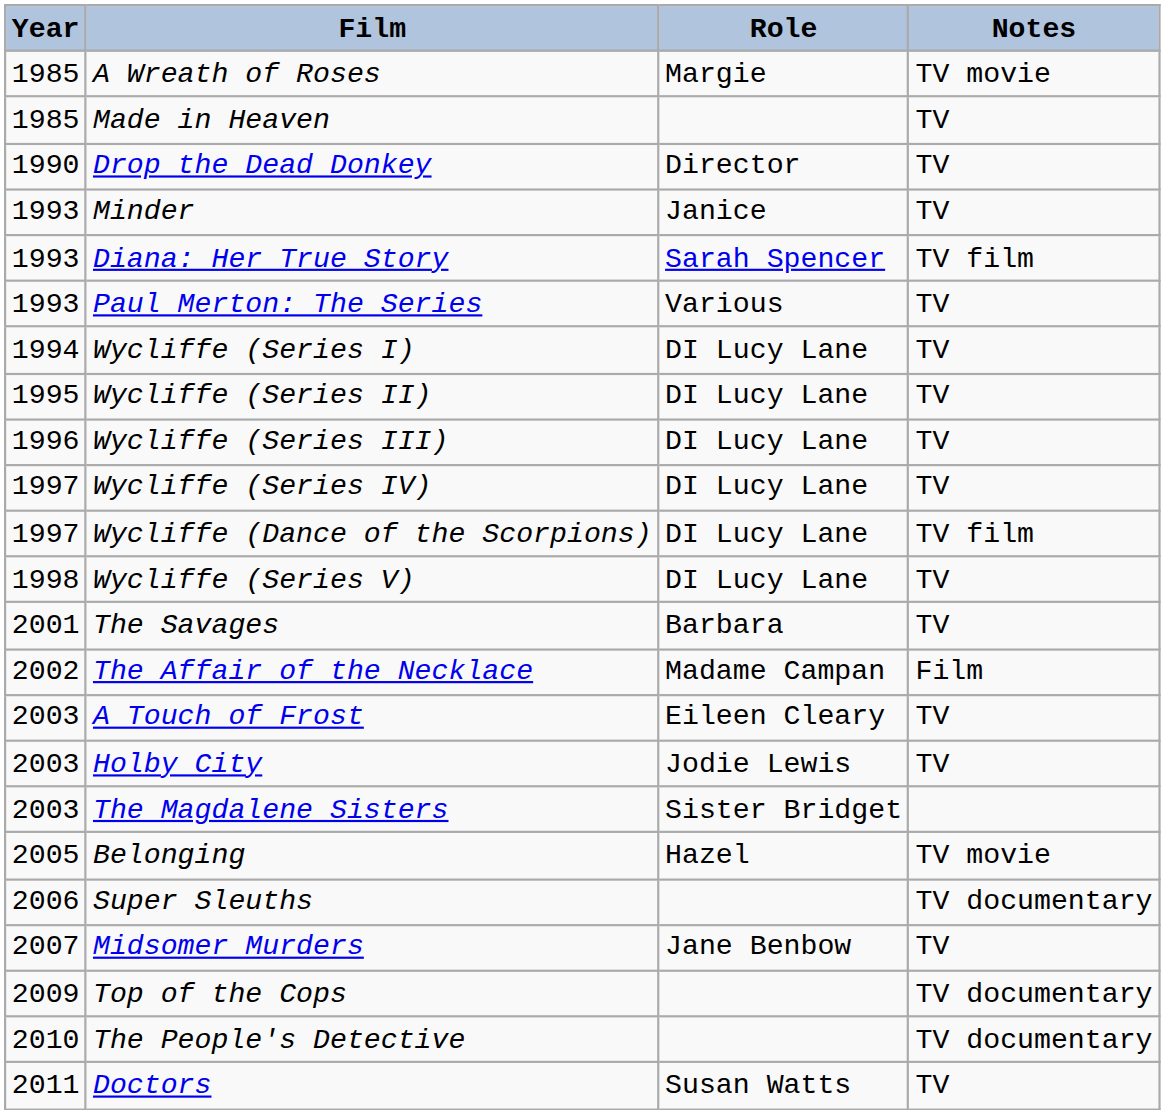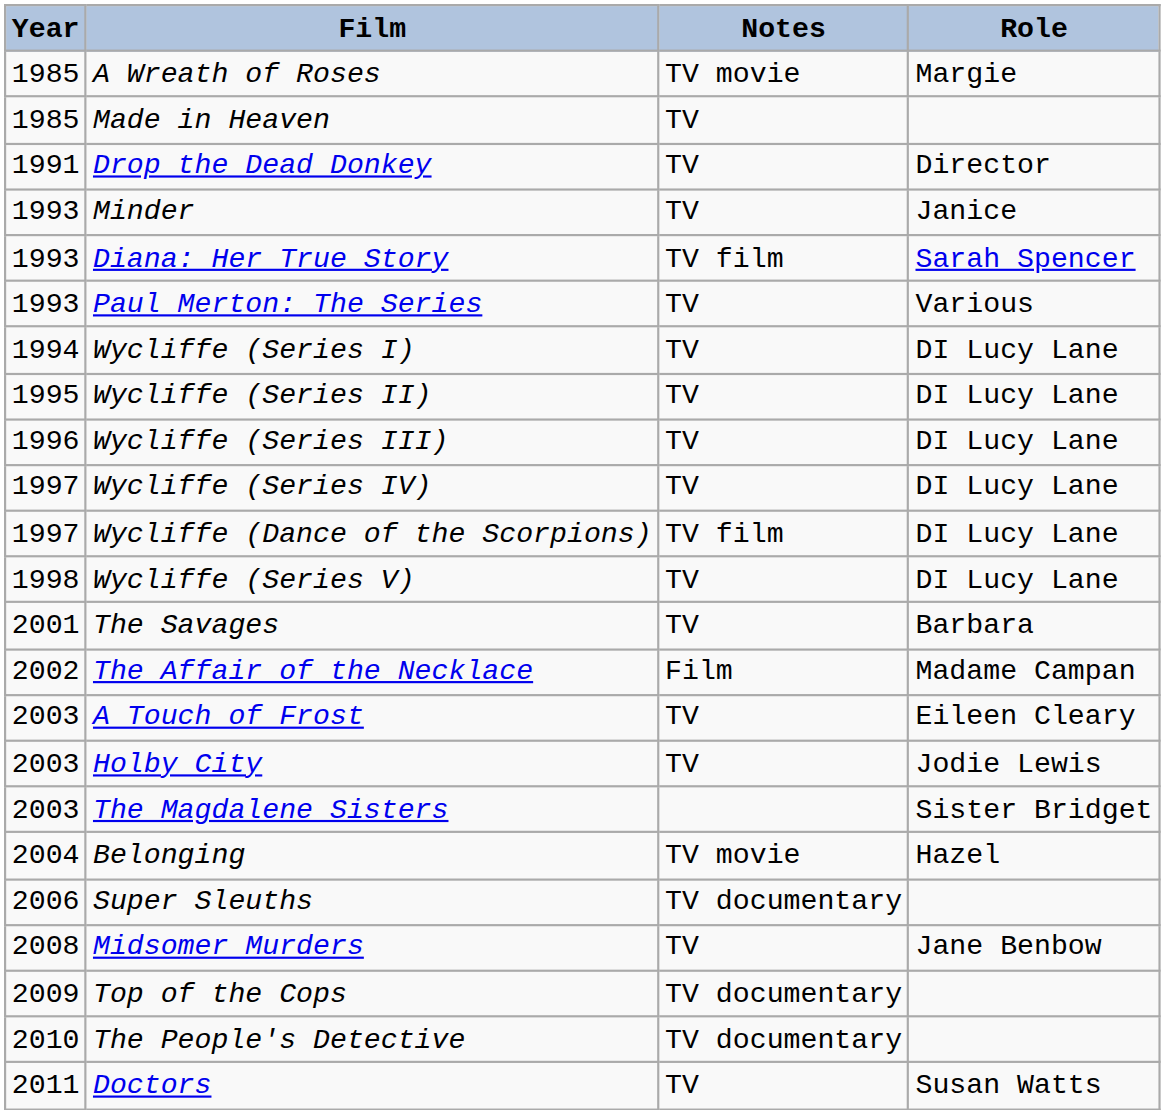columns swapped: (784, 28) <-> (1034, 28)
(46, 166) 1990 -> (46, 166) 1991
(46, 856) 2005 -> (46, 856) 2004
(46, 948) 2007 -> (46, 948) 2008
